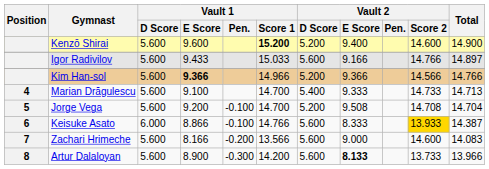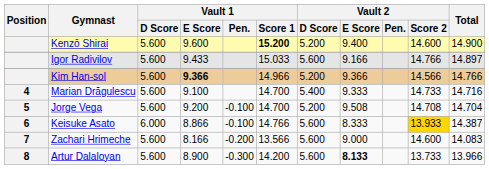(467, 92) 14.713 -> (467, 92) 14.716
